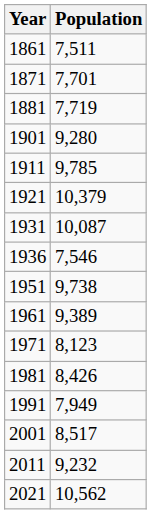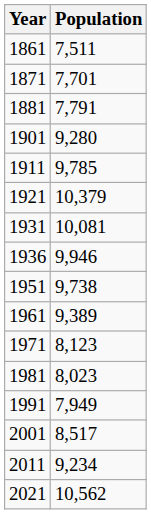(76, 108) 7,719 -> (76, 108) 7,791
(81, 227) 10,087 -> (81, 227) 10,081
(76, 256) 7,546 -> (76, 256) 9,946
(76, 375) 8,426 -> (76, 375) 8,023
(76, 464) 9,232 -> (76, 464) 9,234
